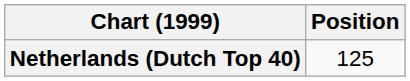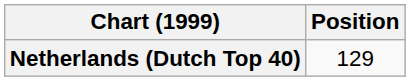(355, 57) 125 -> (355, 57) 129
